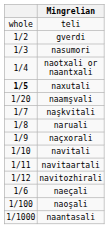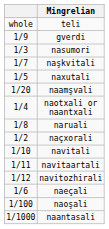(21, 37) 1/2 -> (21, 37) 1/9
rows swapped: (71, 68) <-> (71, 112)
(21, 86) bold -> (21, 77) normal
(21, 138) 1/9 -> (21, 138) 1/2
